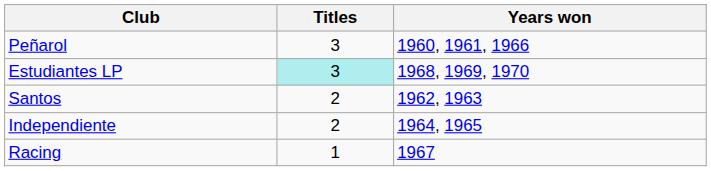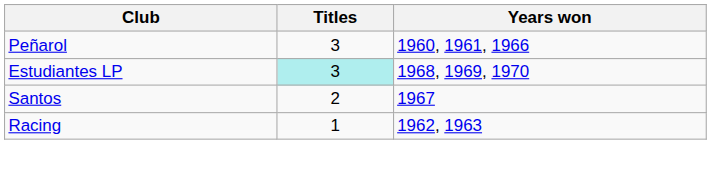(440, 98) 1962, 1963 -> (416, 98) 1967
- row: (62, 125)
(416, 152) 1967 -> (440, 125) 1962, 1963
